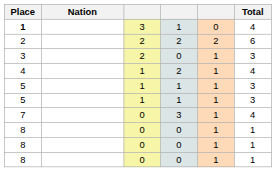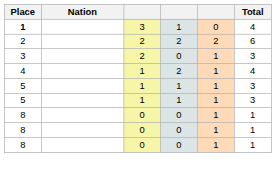- row: (23, 116)
